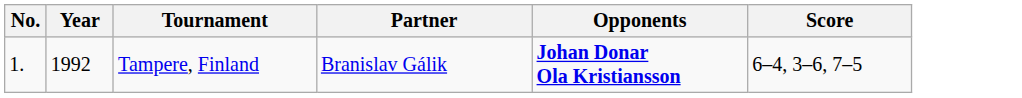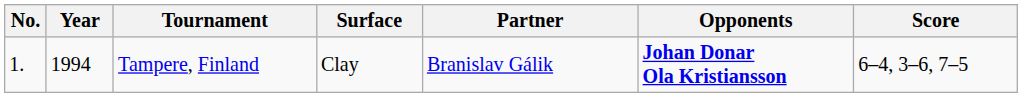+ column: (369, 20)
(71, 64) 1992 -> (71, 64) 1994
